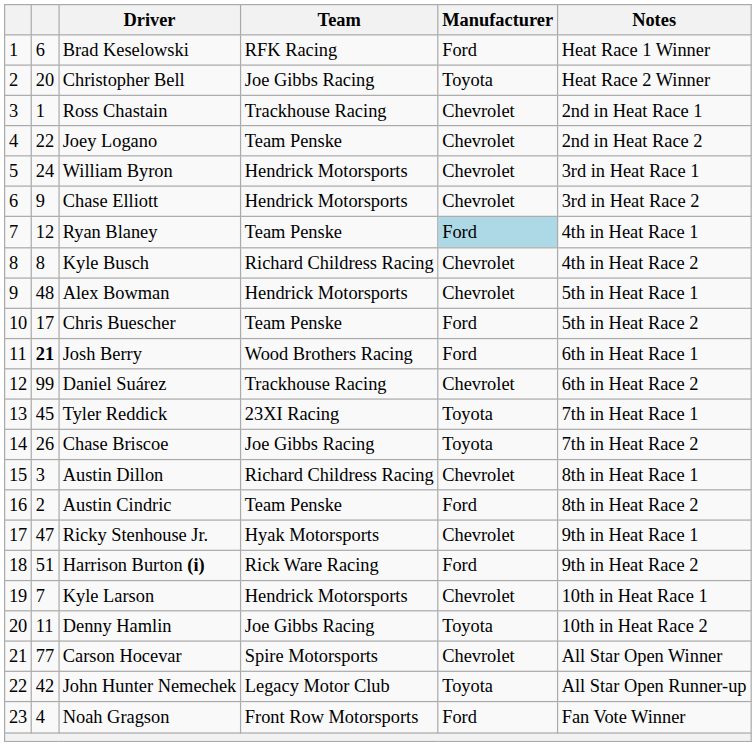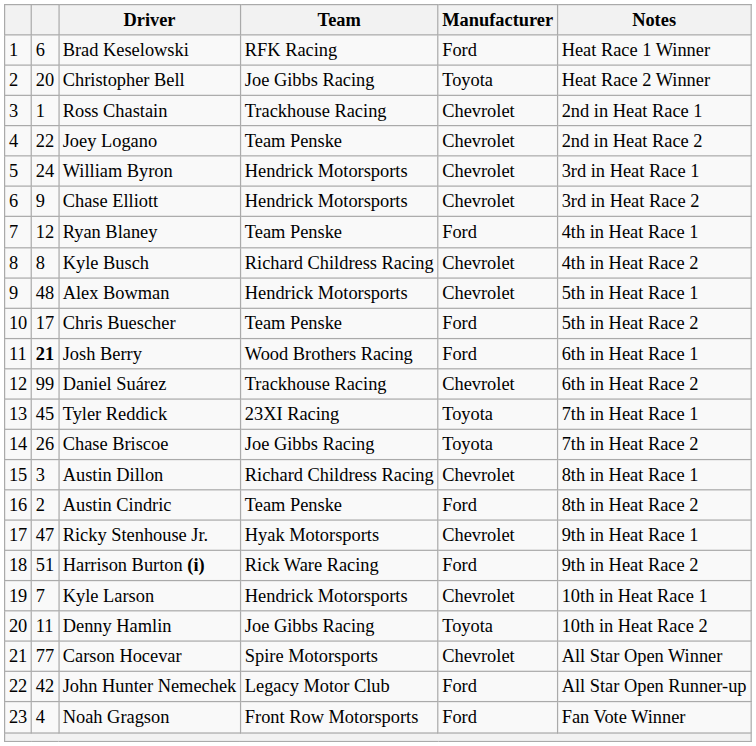(460, 232) lightblue background -> (460, 232) no background
(468, 687) Toyota -> (460, 687) Ford
